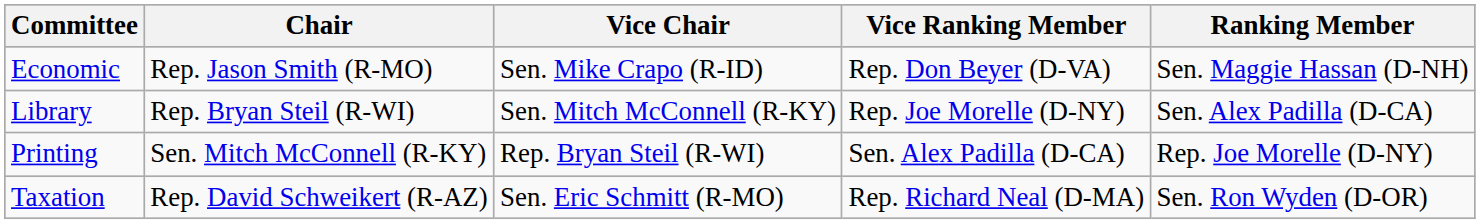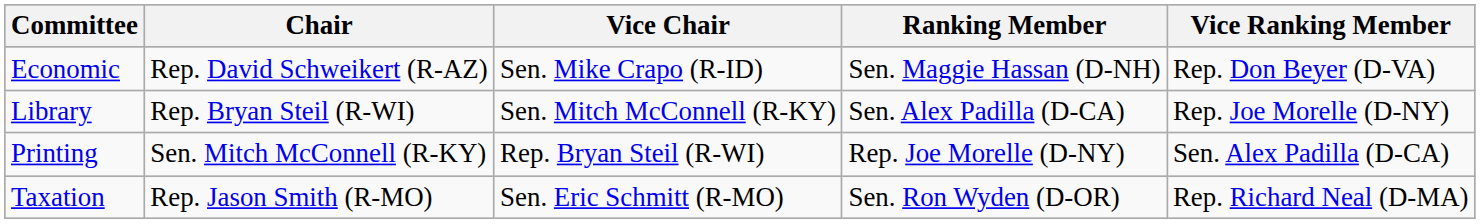columns swapped: (1312, 25) <-> (996, 25)
(291, 68) Rep. Jason Smith (R-MO) -> (319, 68) Rep. David Schweikert (R-AZ)
(319, 196) Rep. David Schweikert (R-AZ) -> (291, 196) Rep. Jason Smith (R-MO)
